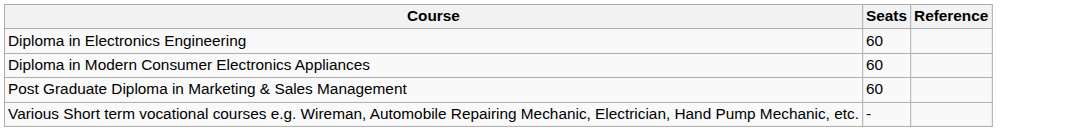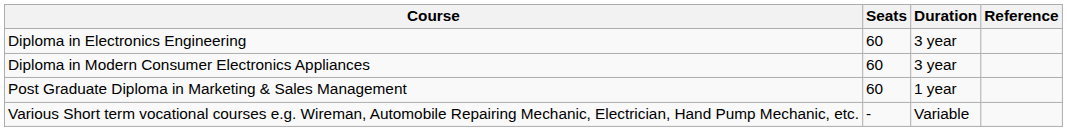+ column: (946, 16)
